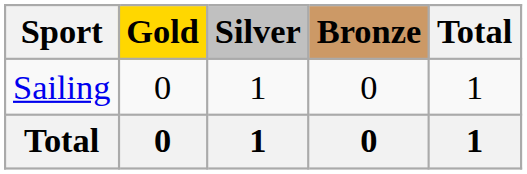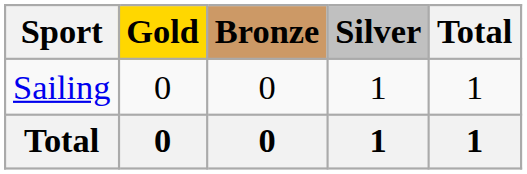columns swapped: (258, 31) <-> (369, 31)
